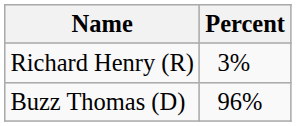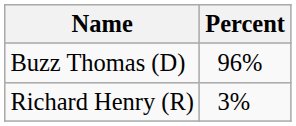rows swapped: (98, 101) <-> (102, 62)
